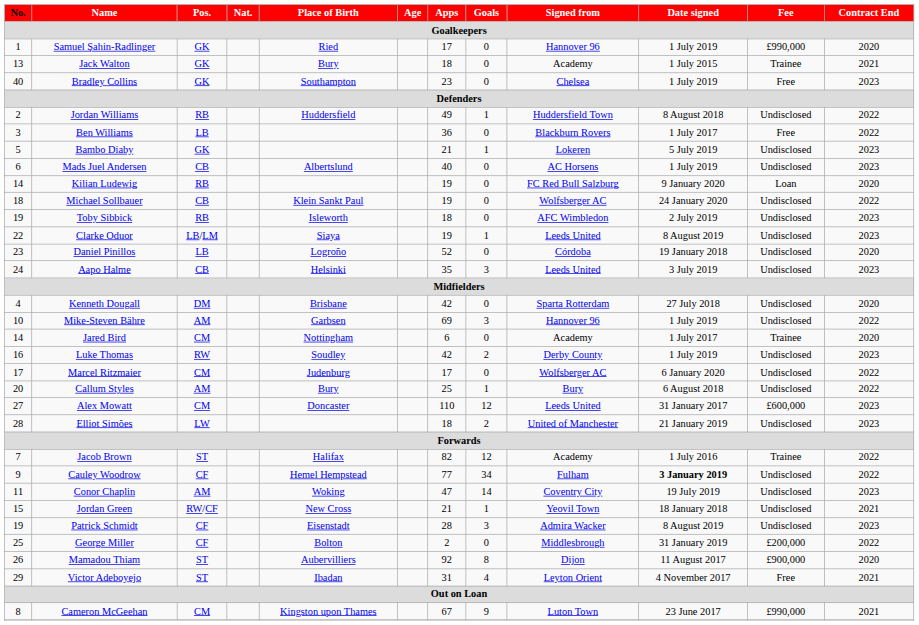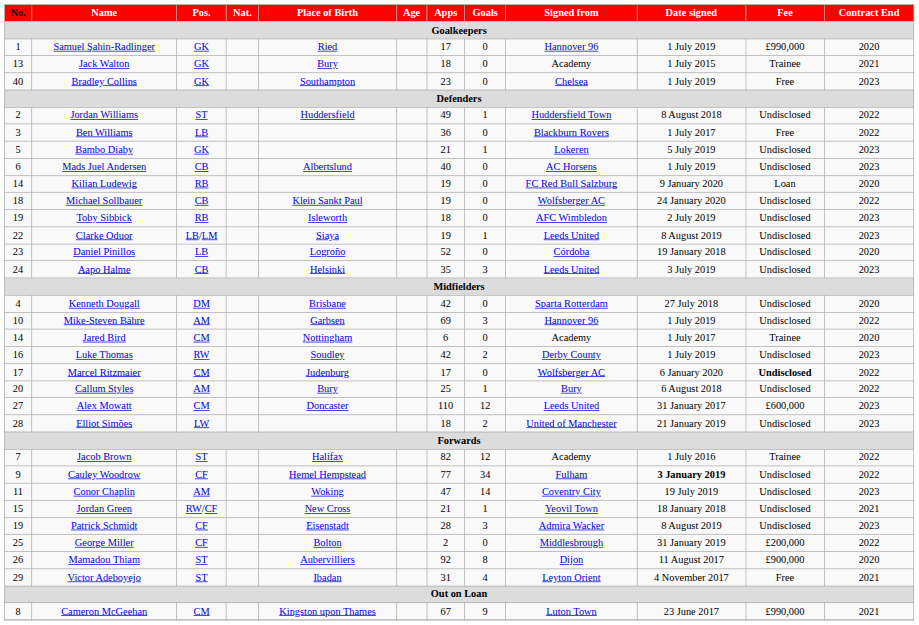(202, 116) RB -> (202, 116) ST
(786, 372) normal -> (785, 372) bold
